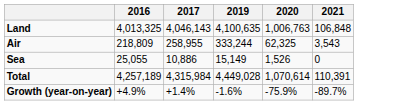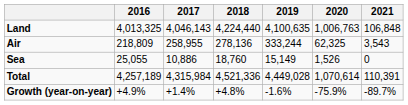+ column: (238, 12)
